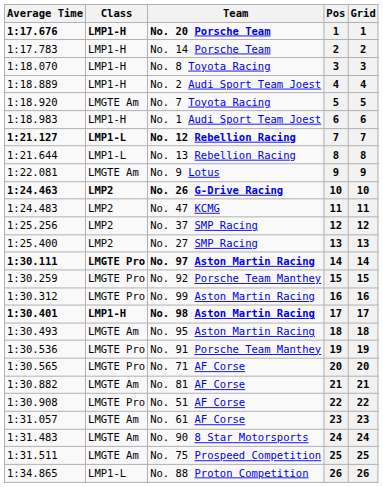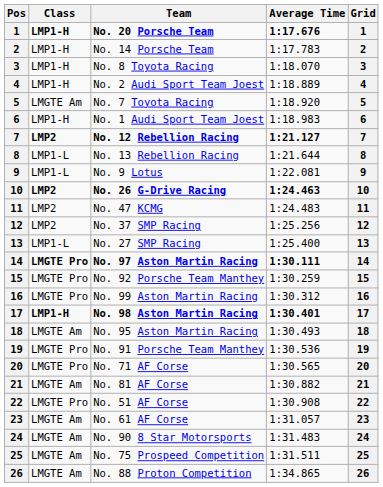columns swapped: (336, 13) <-> (45, 13)
(107, 137) LMP1-L -> (44, 137) LMP2
(113, 172) LMGTE Am -> (50, 172) LMP1-L
(101, 243) LMP2 -> (50, 243) LMP1-L
(107, 473) LMP1-L -> (56, 473) LMGTE Am
